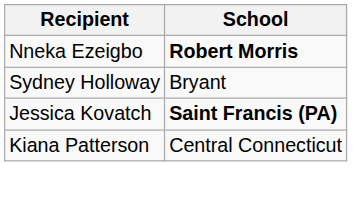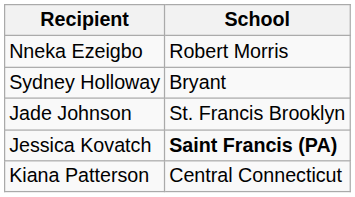(234, 51) bold -> (229, 51) normal
+ row: (70, 113)
